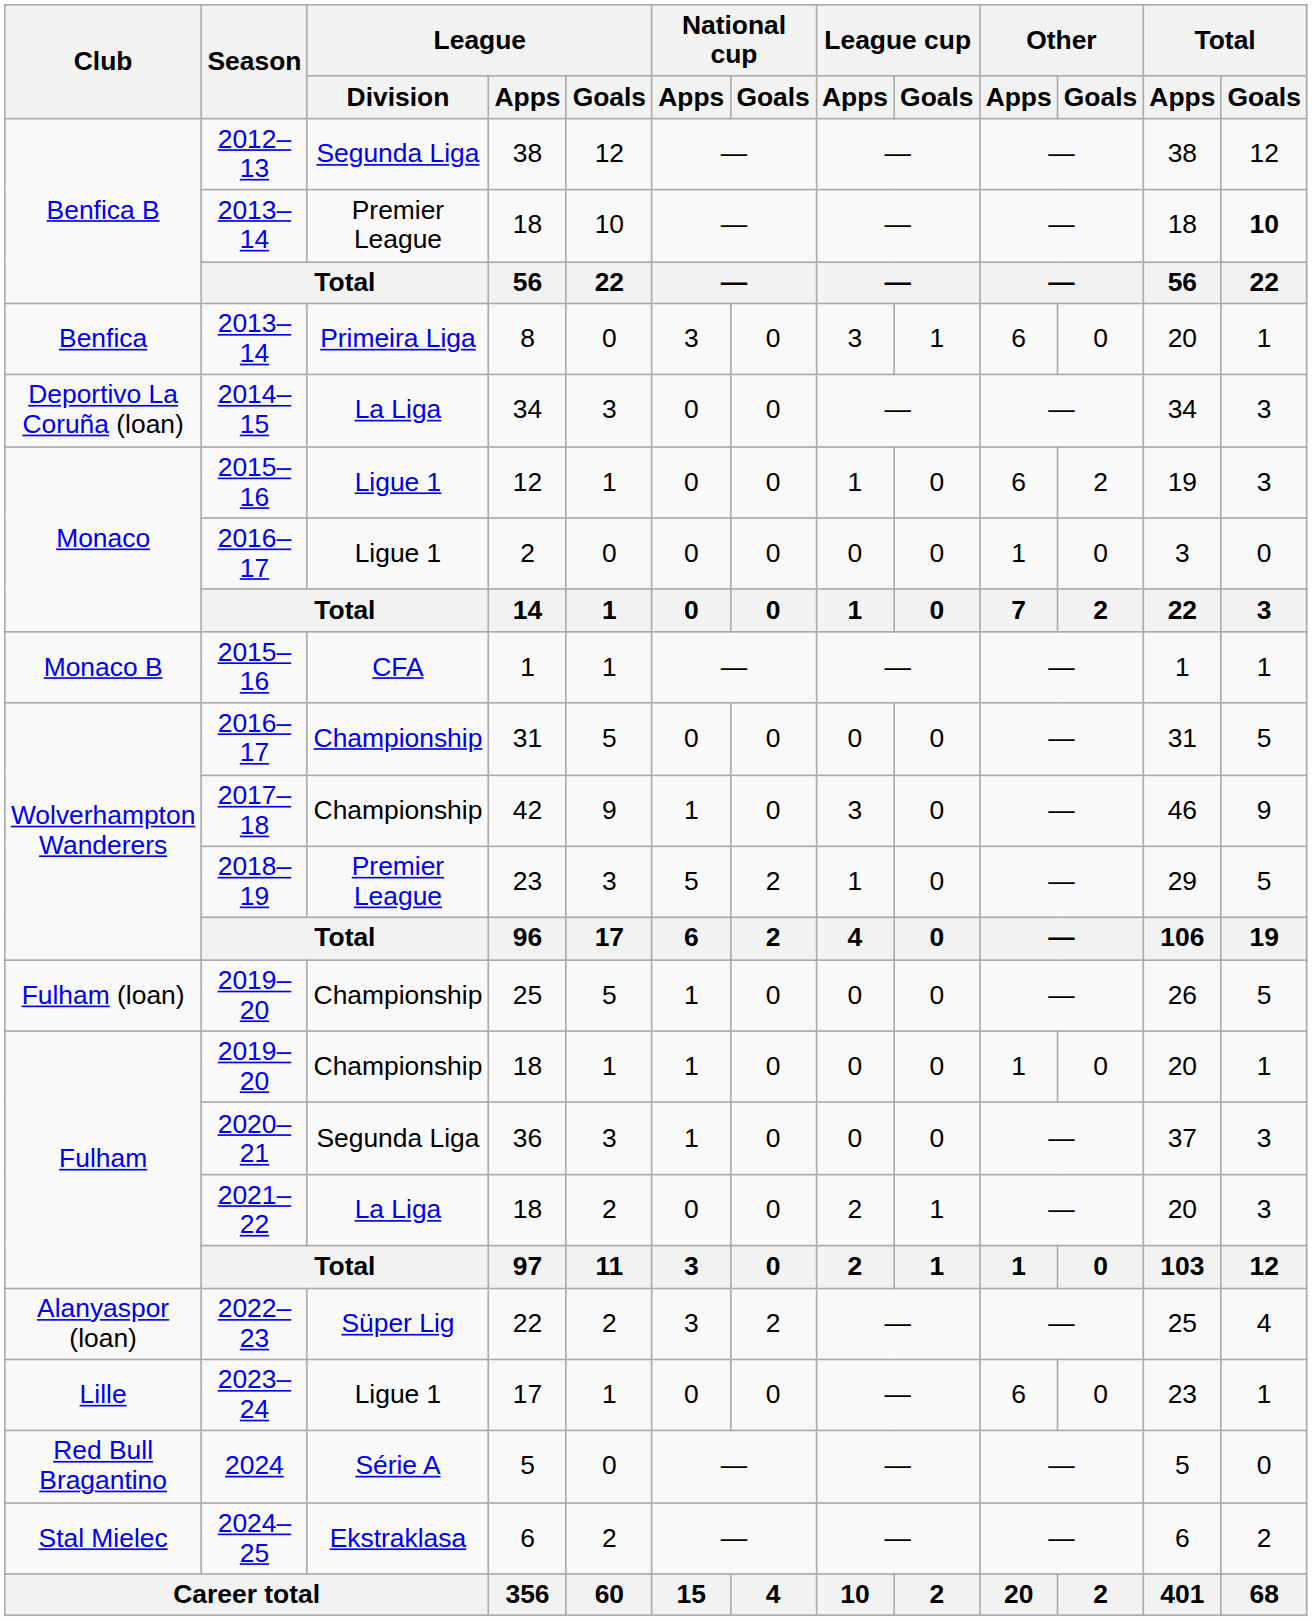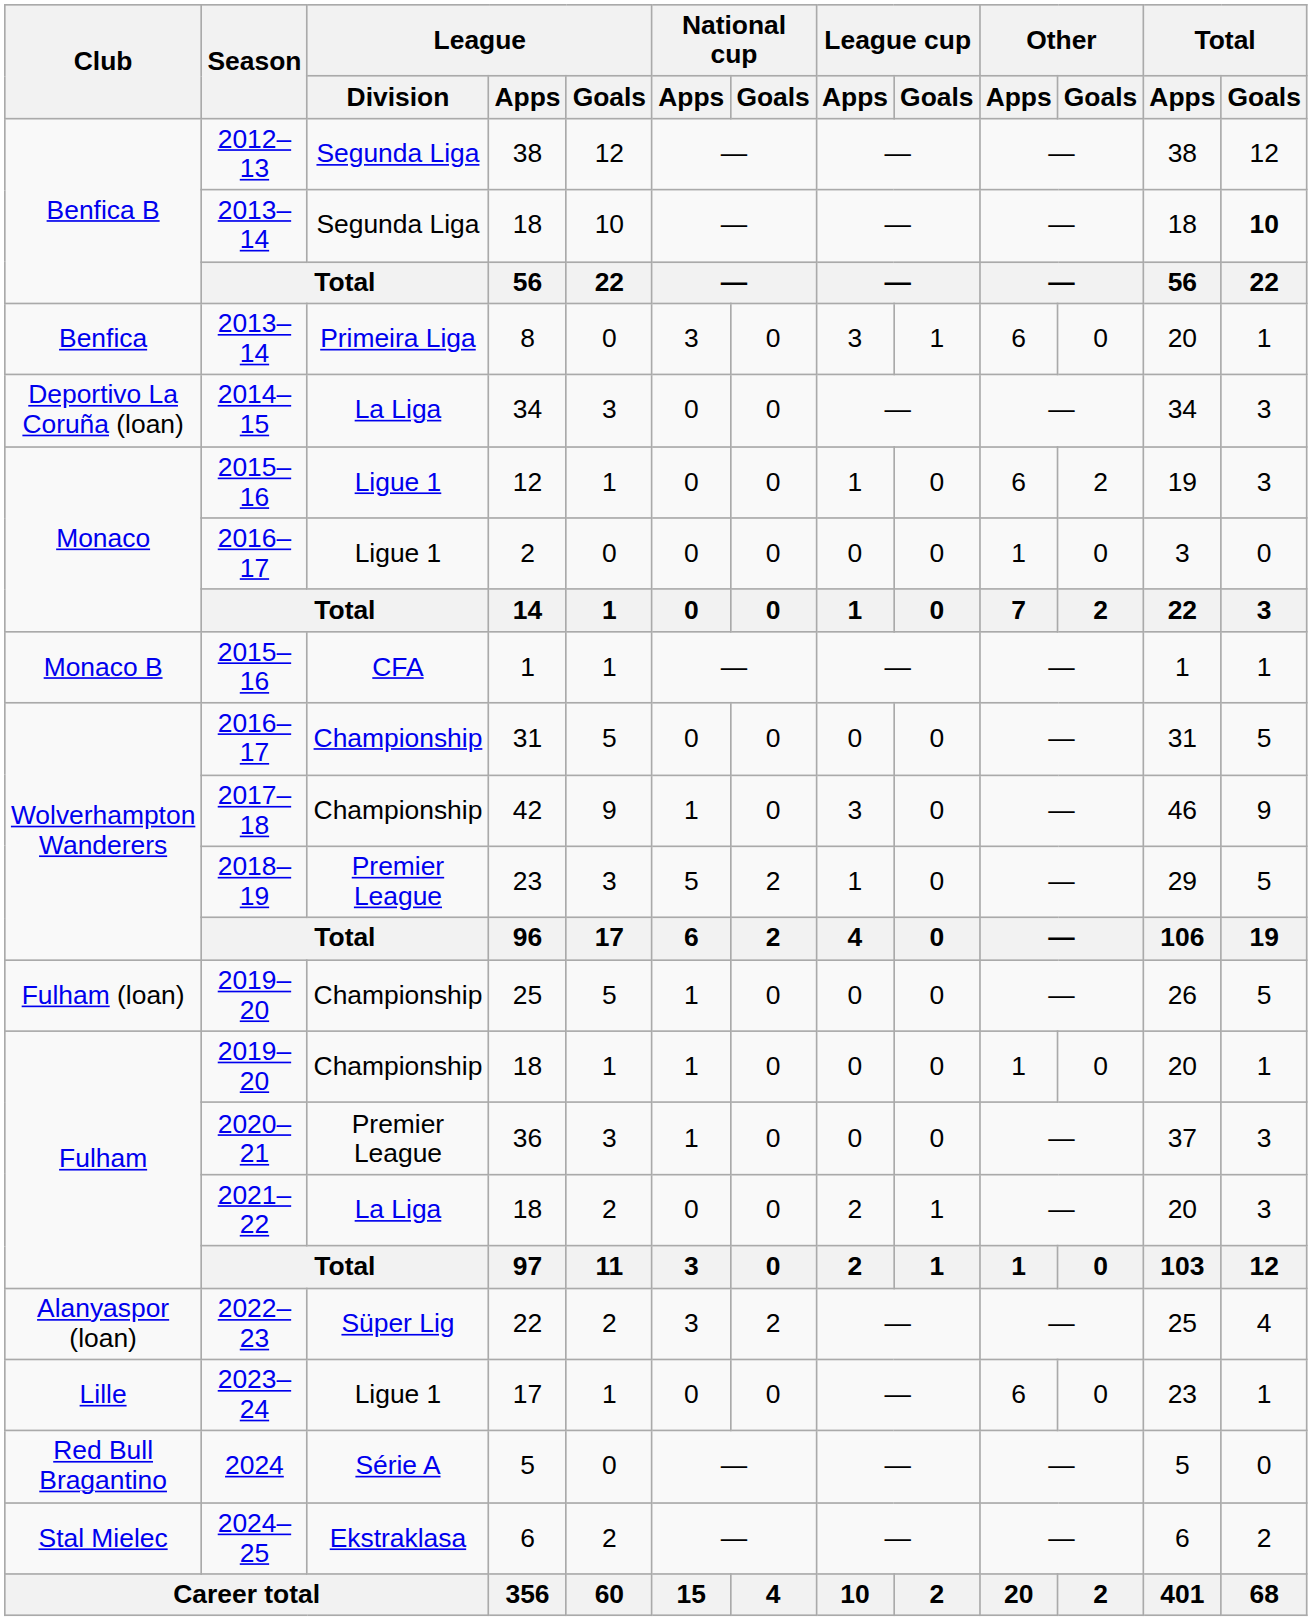(398, 225) Premier League -> (398, 225) Segunda Liga
(398, 1138) Segunda Liga -> (398, 1138) Premier League
